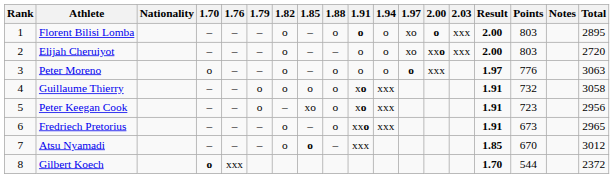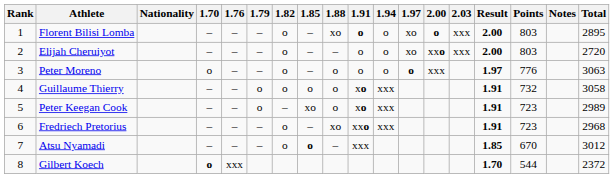(335, 33) o -> (335, 33) xo
(594, 108) 2956 -> (594, 108) 2989
(335, 126) o -> (335, 126) xo
(528, 126) 673 -> (528, 126) 723
(594, 126) 2965 -> (594, 126) 2968
